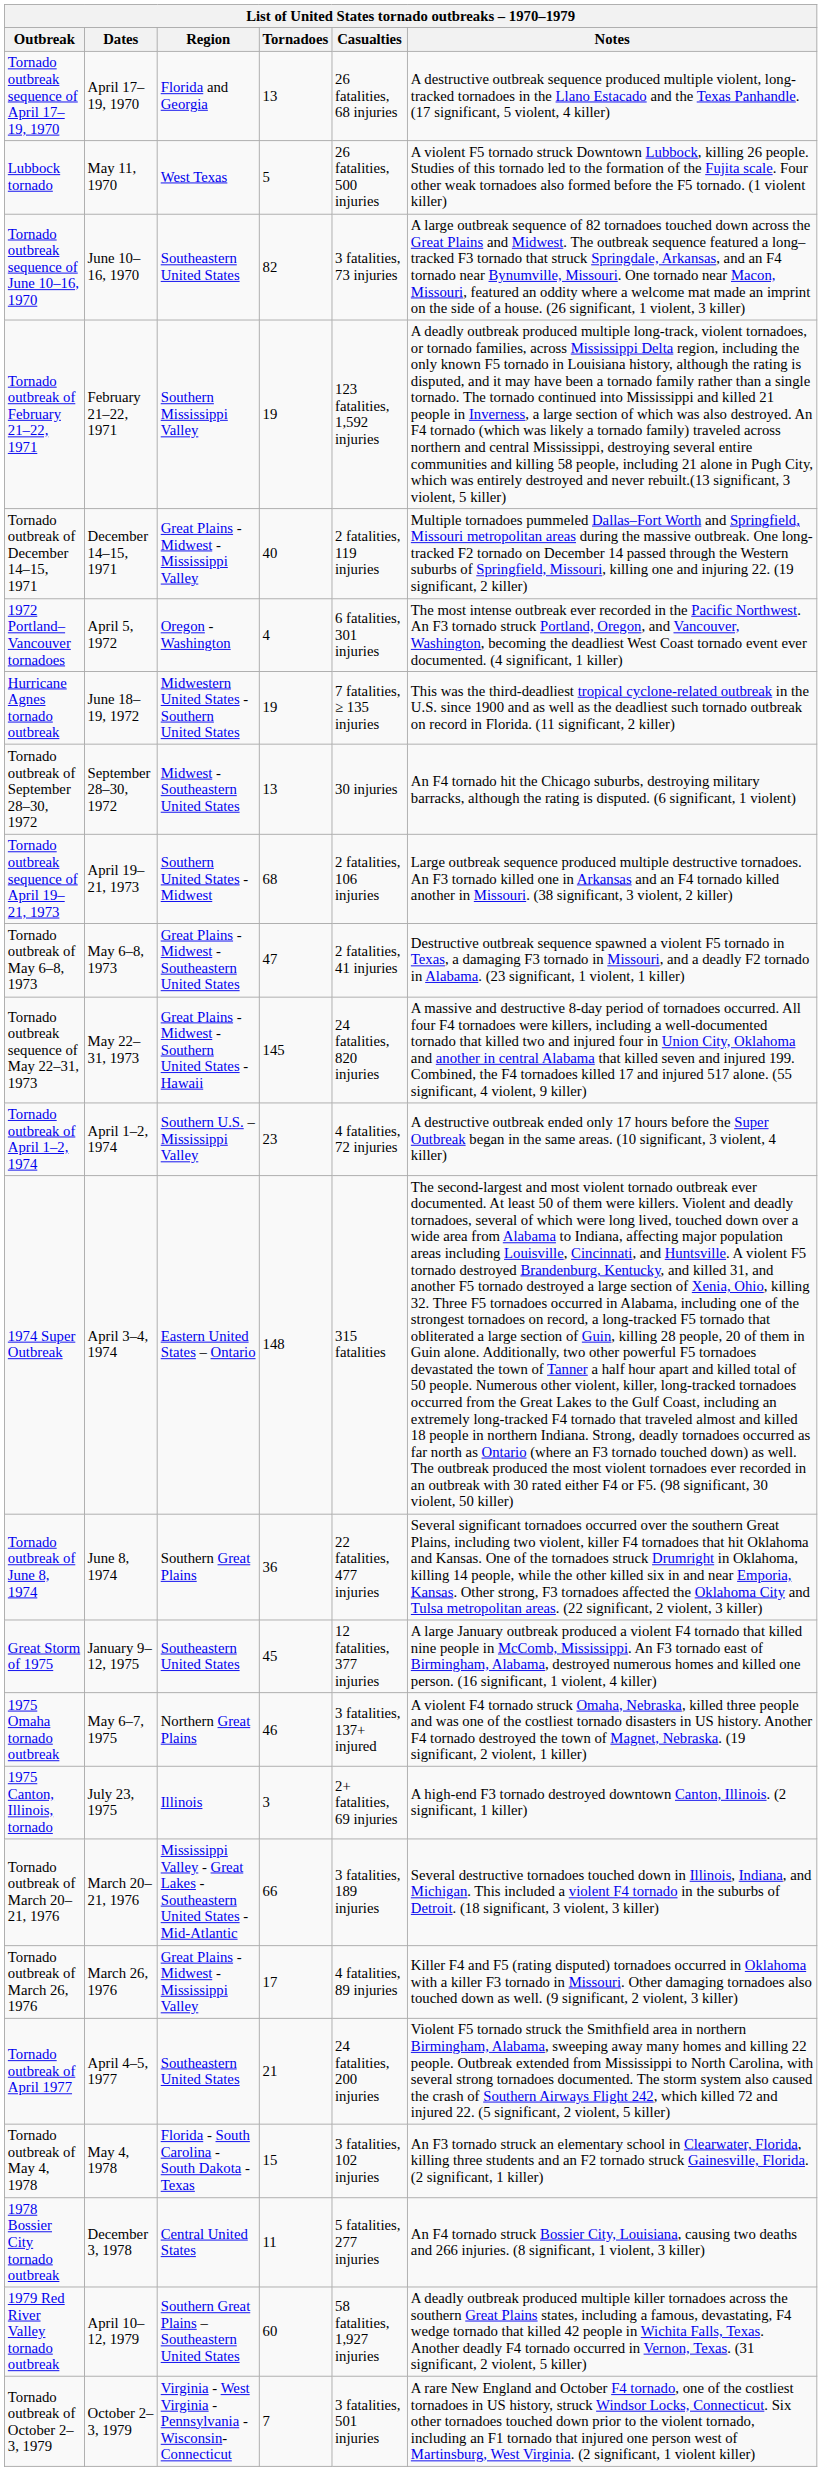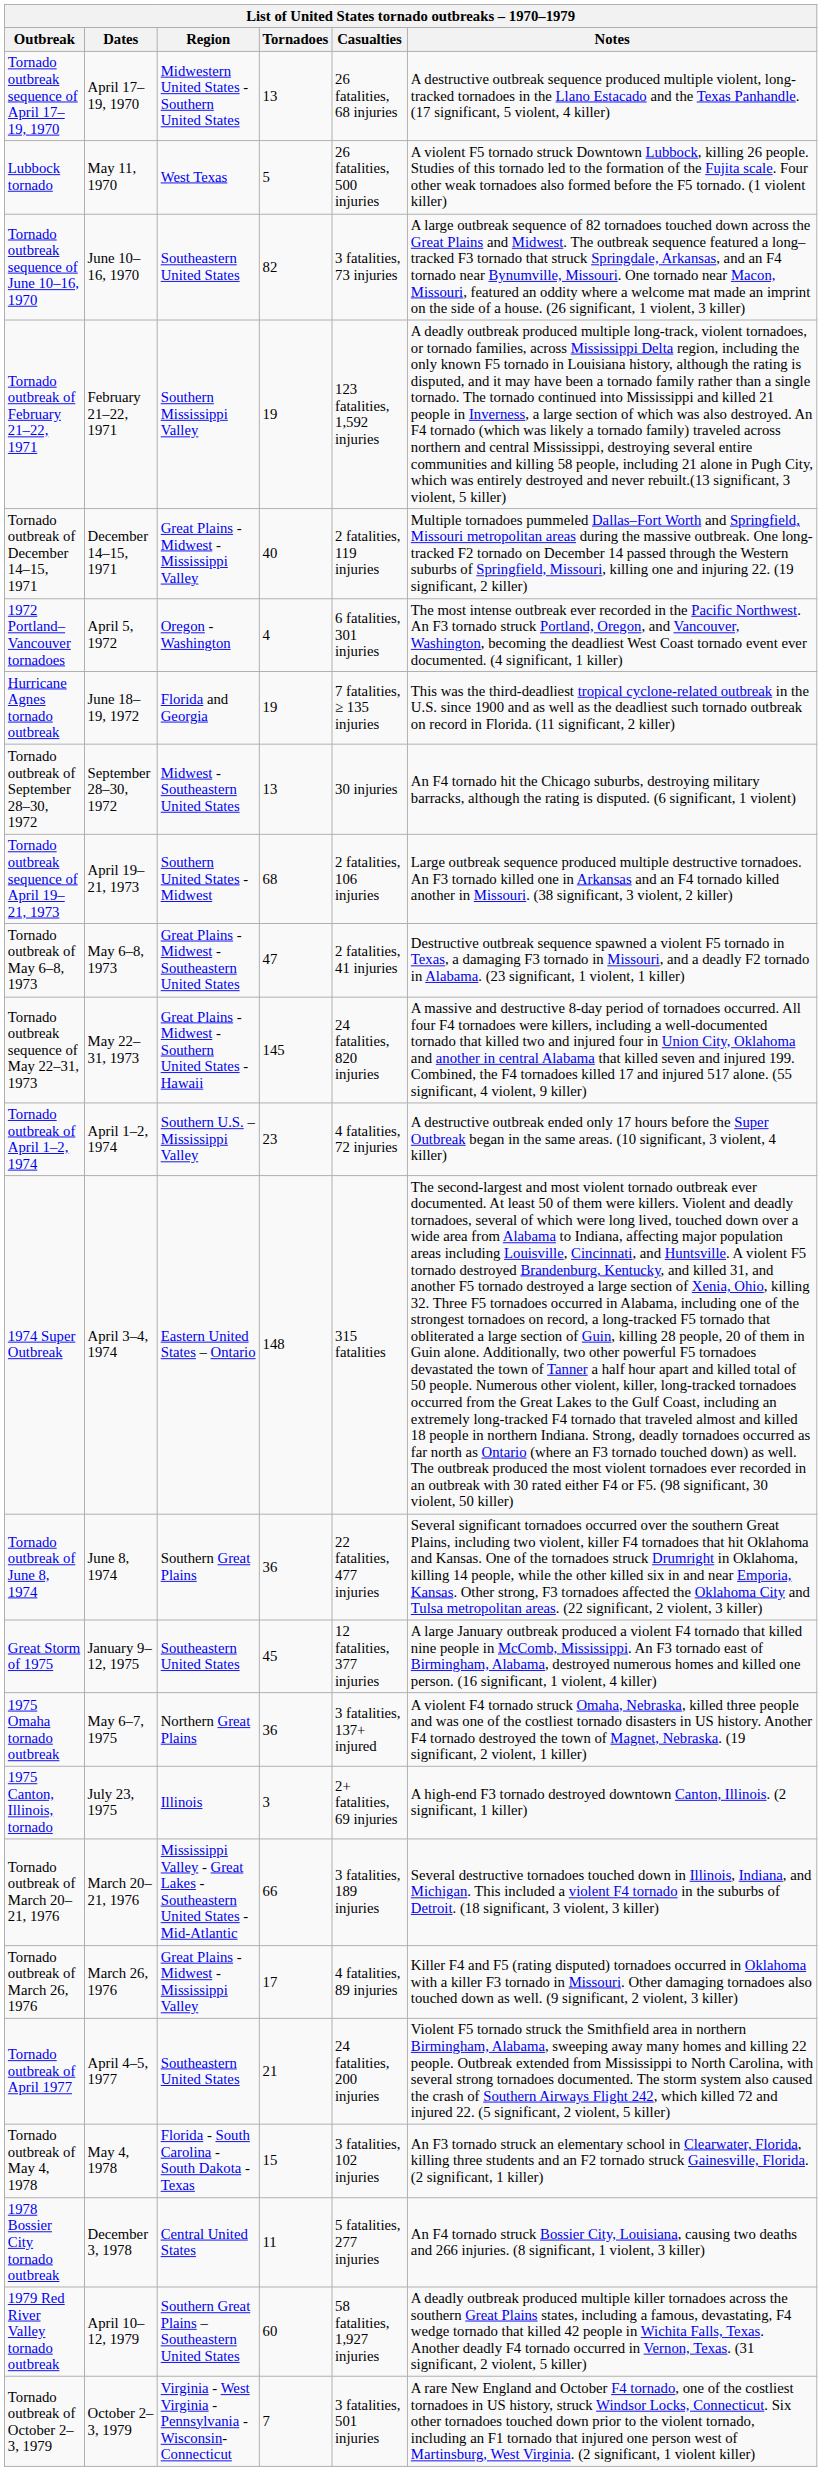(194, 95) Florida and Georgia -> (204, 95) Midwestern United States - Southern United States
(204, 708) Midwestern United States - Southern United States -> (194, 708) Florida and Georgia
(270, 1729) 46 -> (270, 1729) 36
